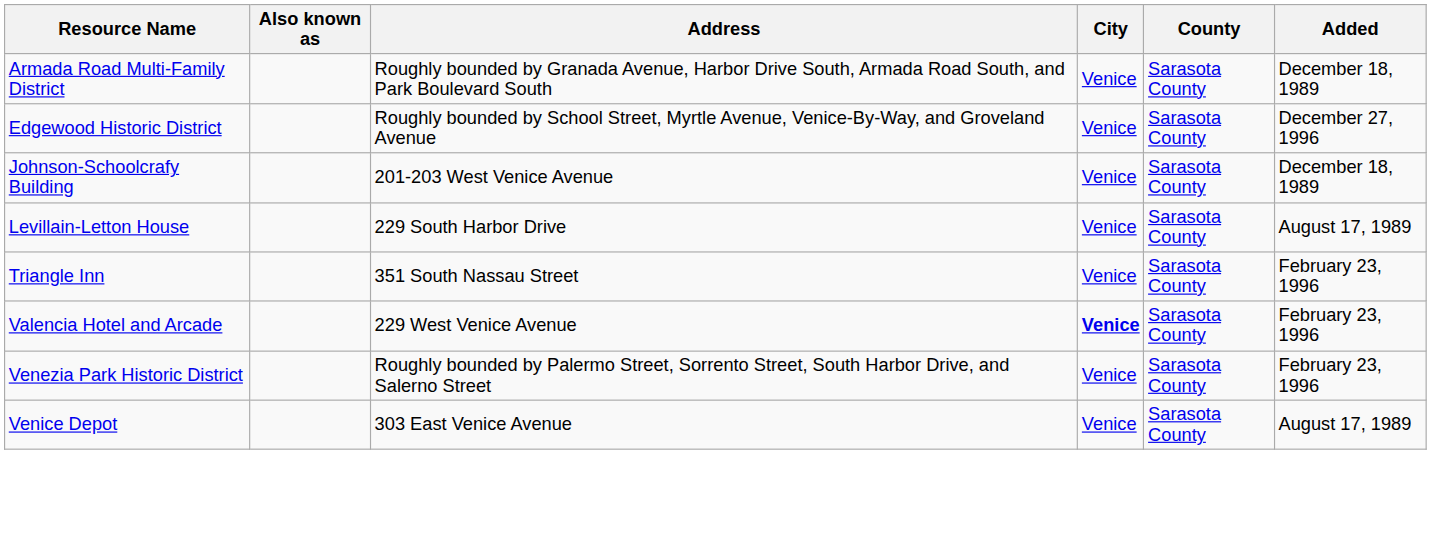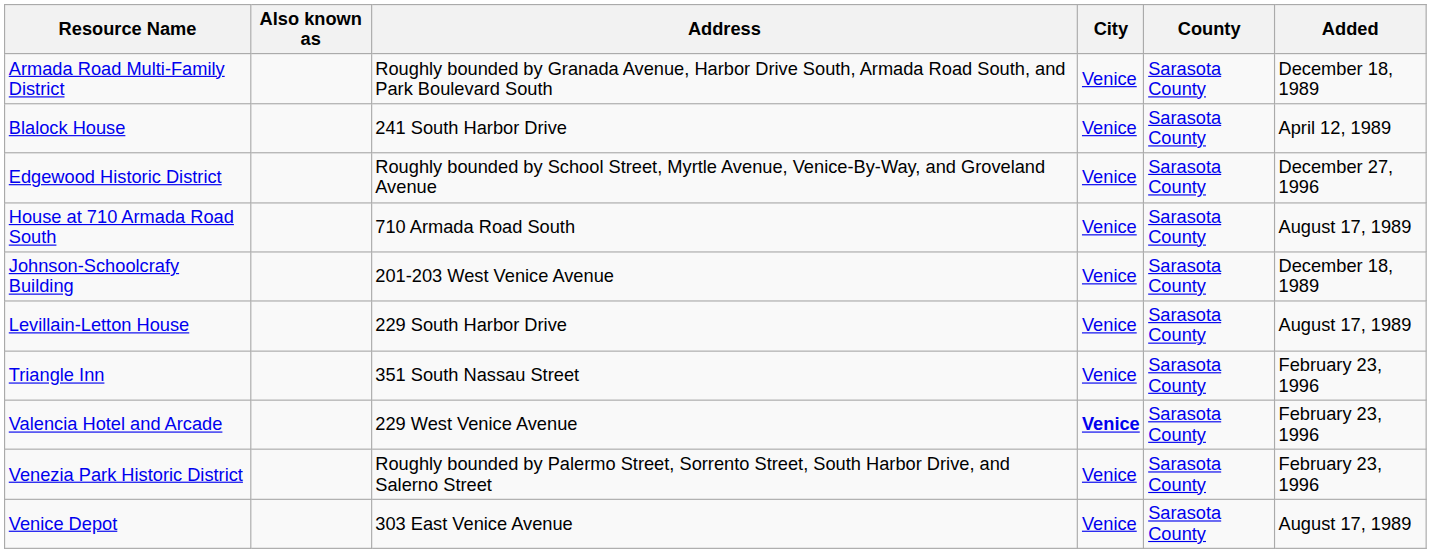+ row: (67, 128)
+ row: (121, 227)
